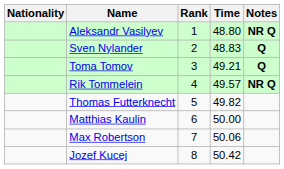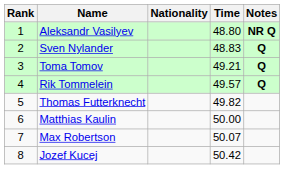columns swapped: (194, 13) <-> (36, 13)
(262, 84) NR Q -> (262, 84) Q
(227, 137) 50.06 -> (227, 137) 50.07
